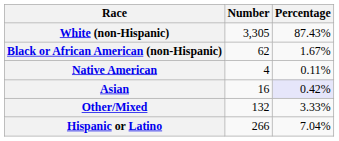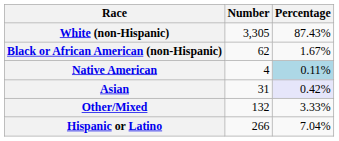(316, 70) no background -> (316, 70) lightblue background
(264, 88) 16 -> (264, 88) 31
